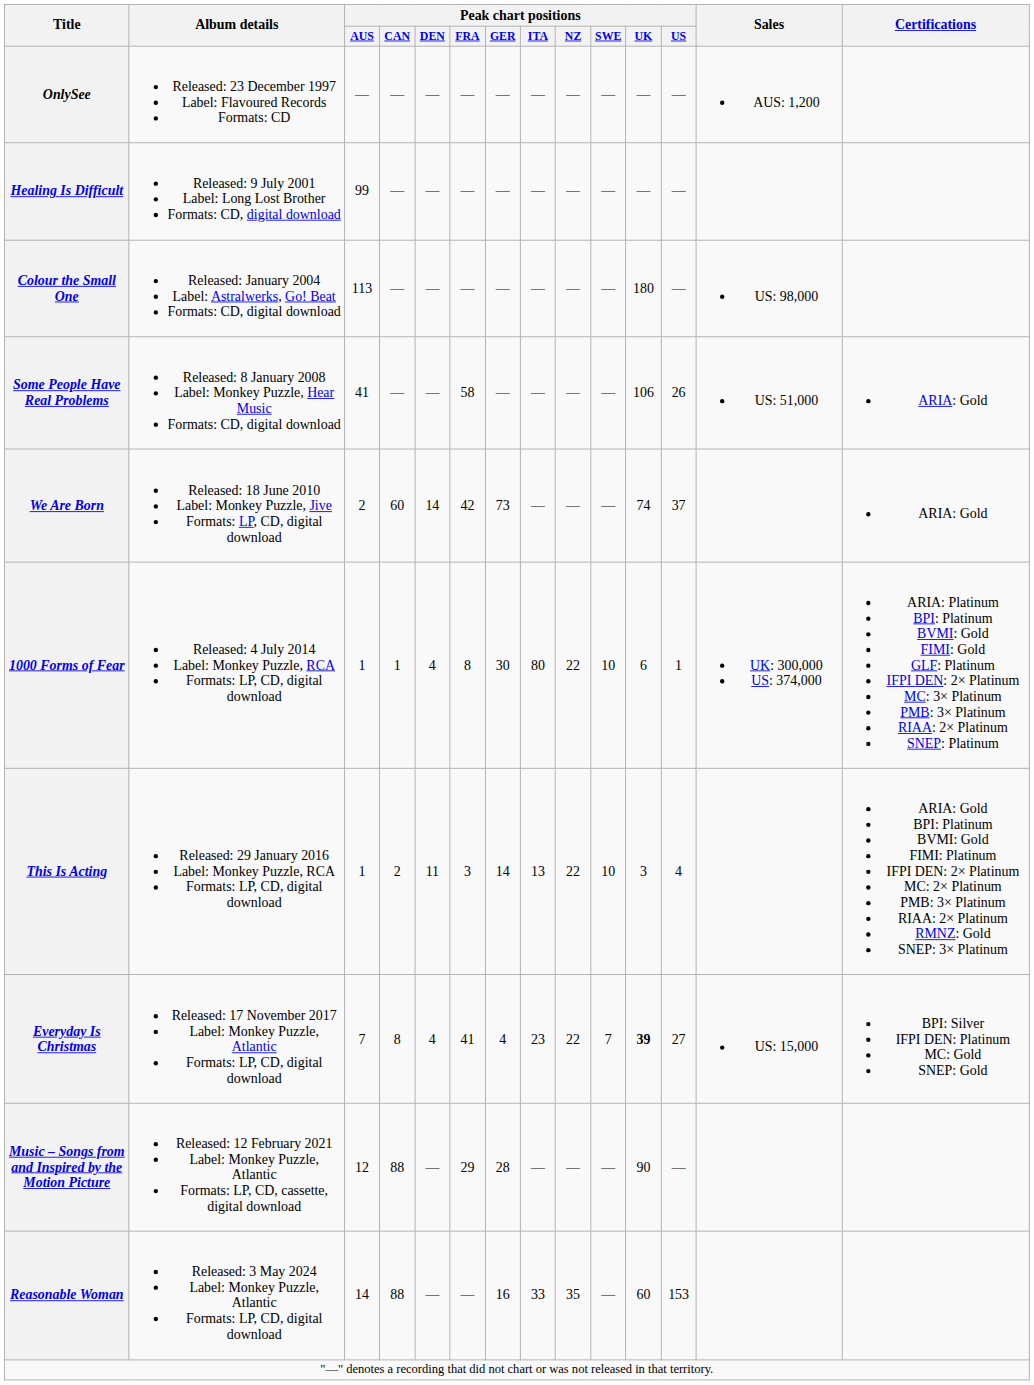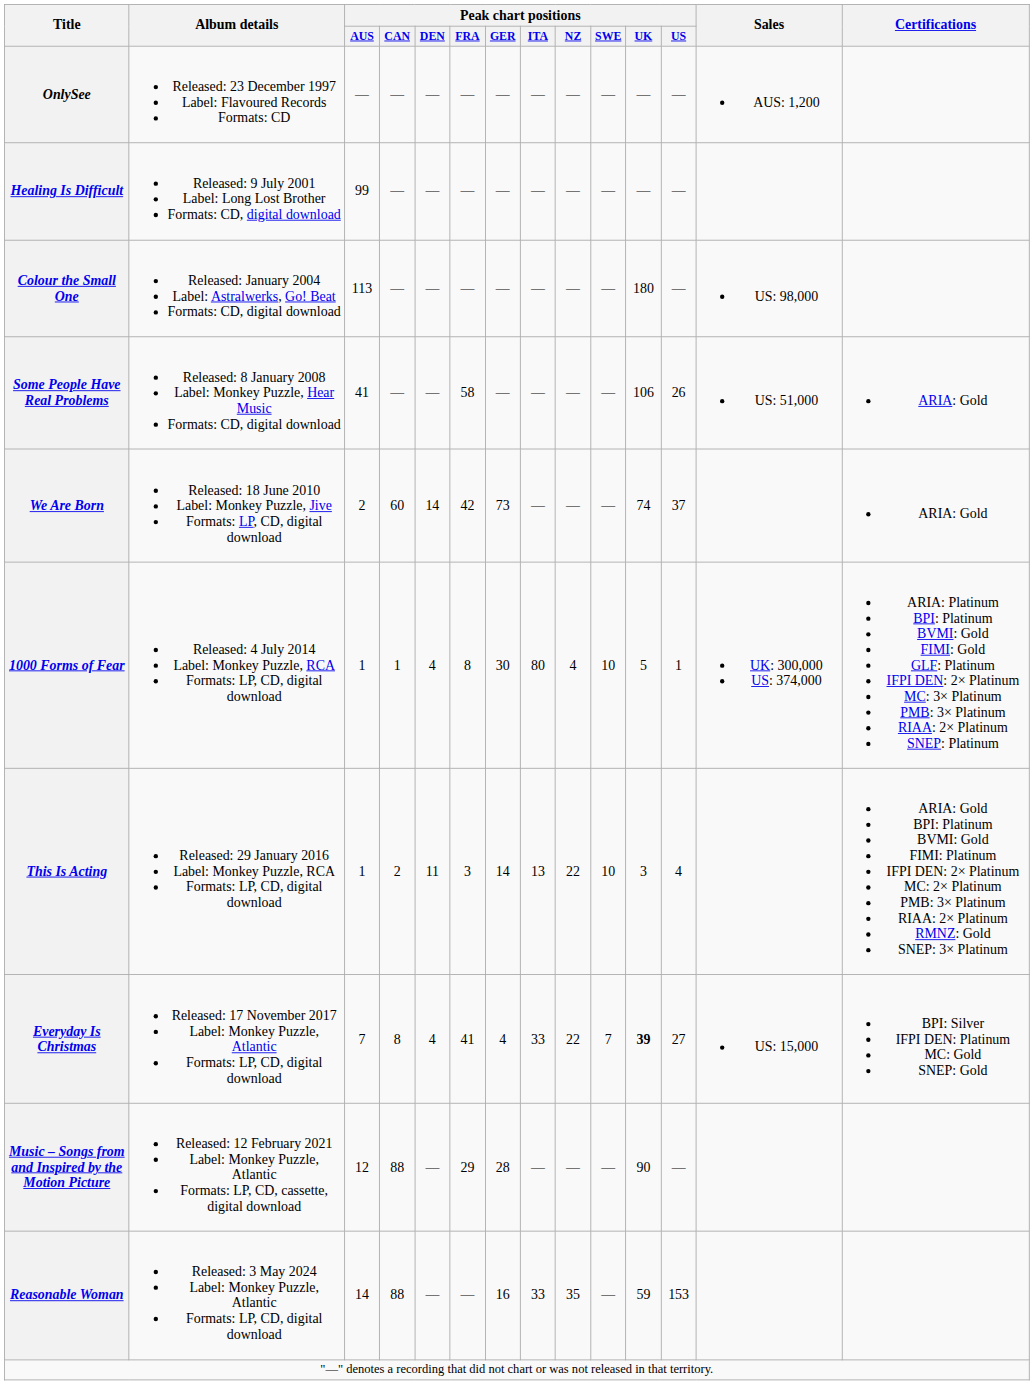(573, 665) 22 -> (573, 665) 4
(643, 665) 6 -> (643, 665) 5
(538, 1039) 23 -> (538, 1039) 33
(643, 1295) 60 -> (643, 1295) 59
